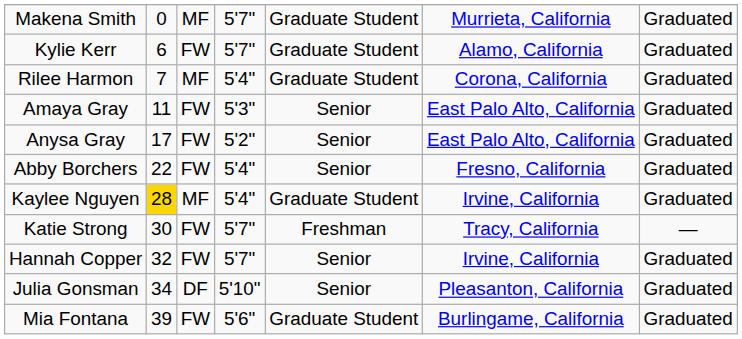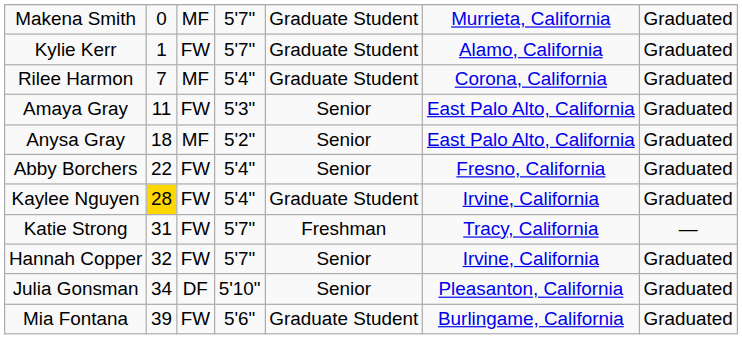(161, 49) 6 -> (161, 49) 1
(161, 139) 17 -> (161, 139) 18
(195, 139) FW -> (195, 139) MF
(195, 199) MF -> (195, 199) FW
(161, 229) 30 -> (161, 229) 31
